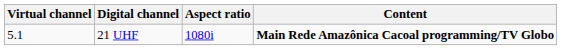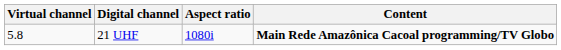(15, 34) 5.1 -> (15, 34) 5.8
